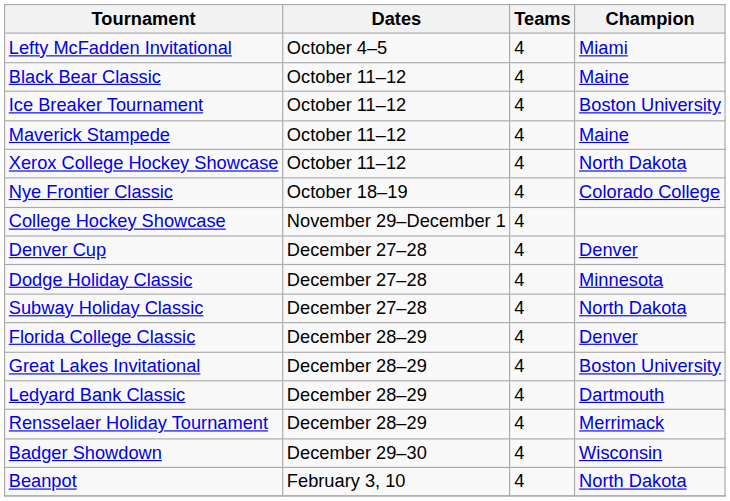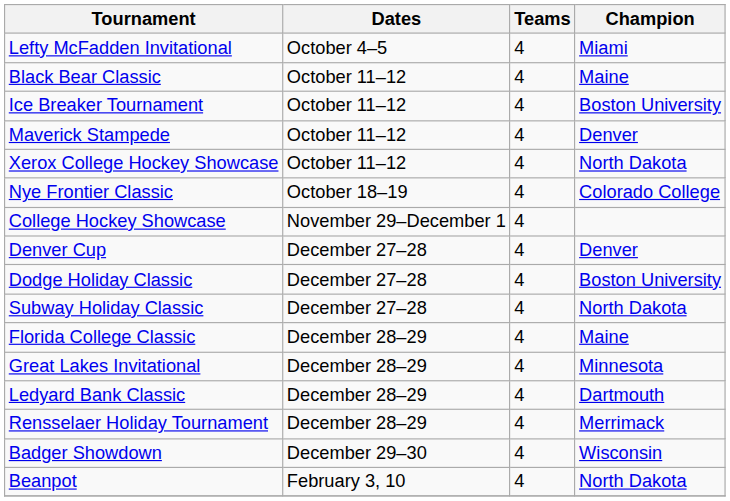(604, 134) Maine -> (609, 134) Denver
(621, 279) Minnesota -> (650, 279) Boston University
(609, 337) Denver -> (604, 337) Maine
(650, 366) Boston University -> (621, 366) Minnesota
